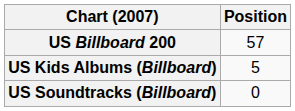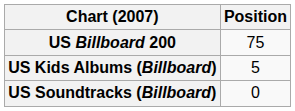(255, 42) 57 -> (255, 42) 75
